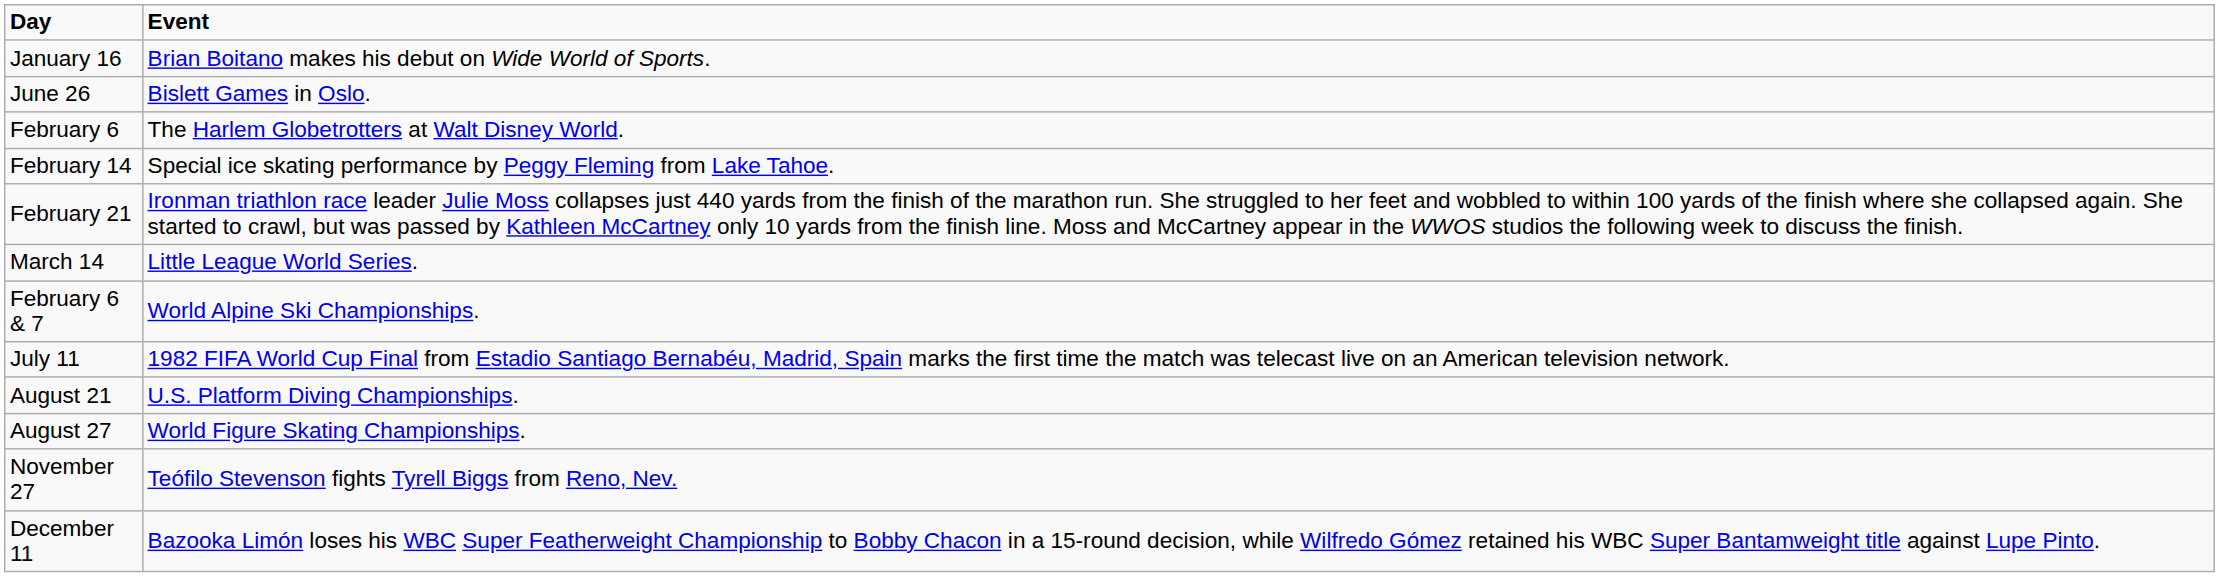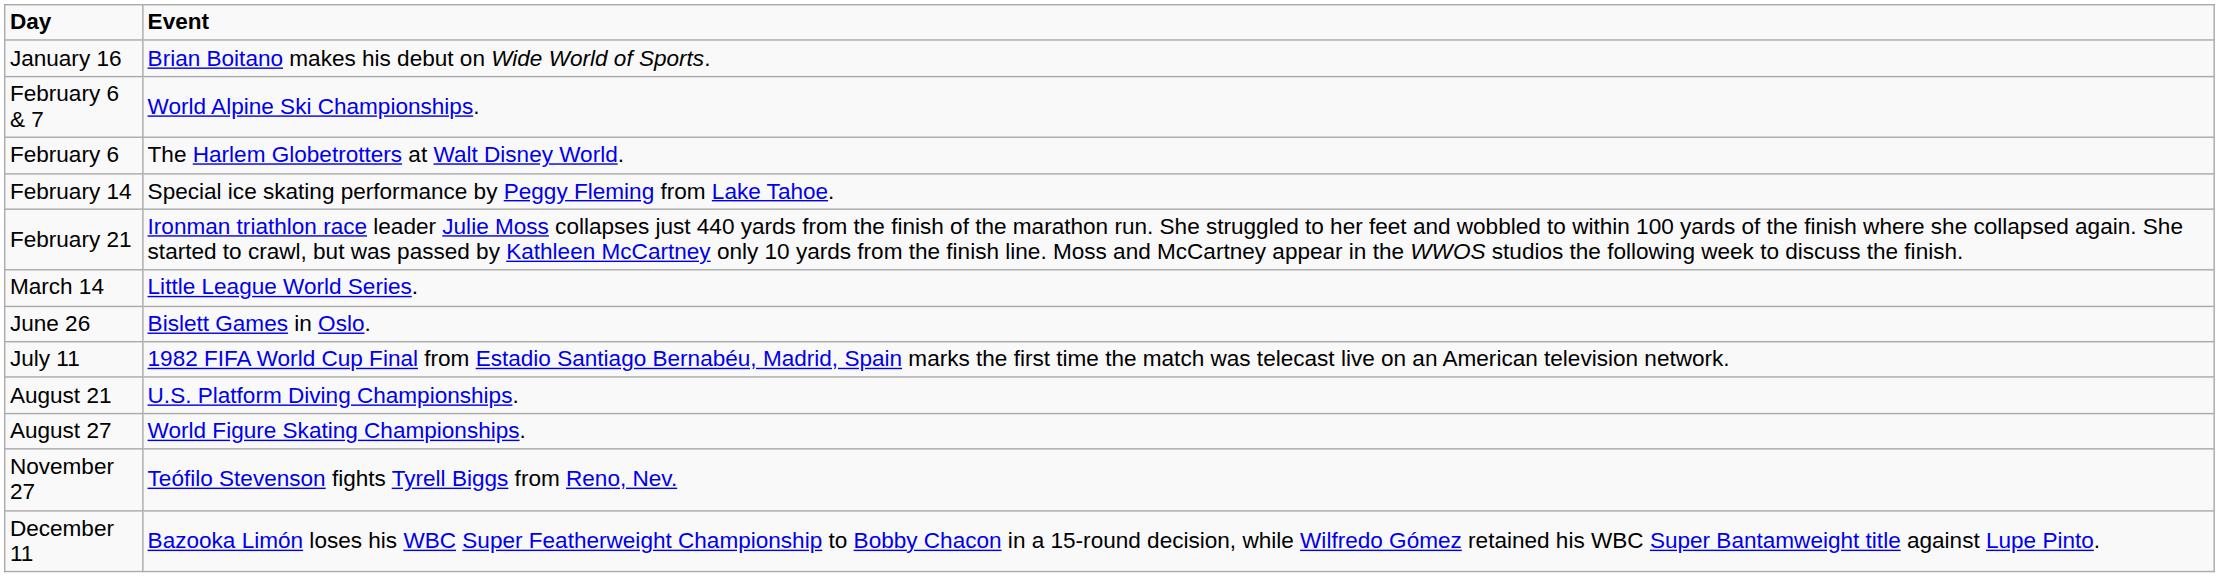rows swapped: (64, 310) <-> (50, 93)
